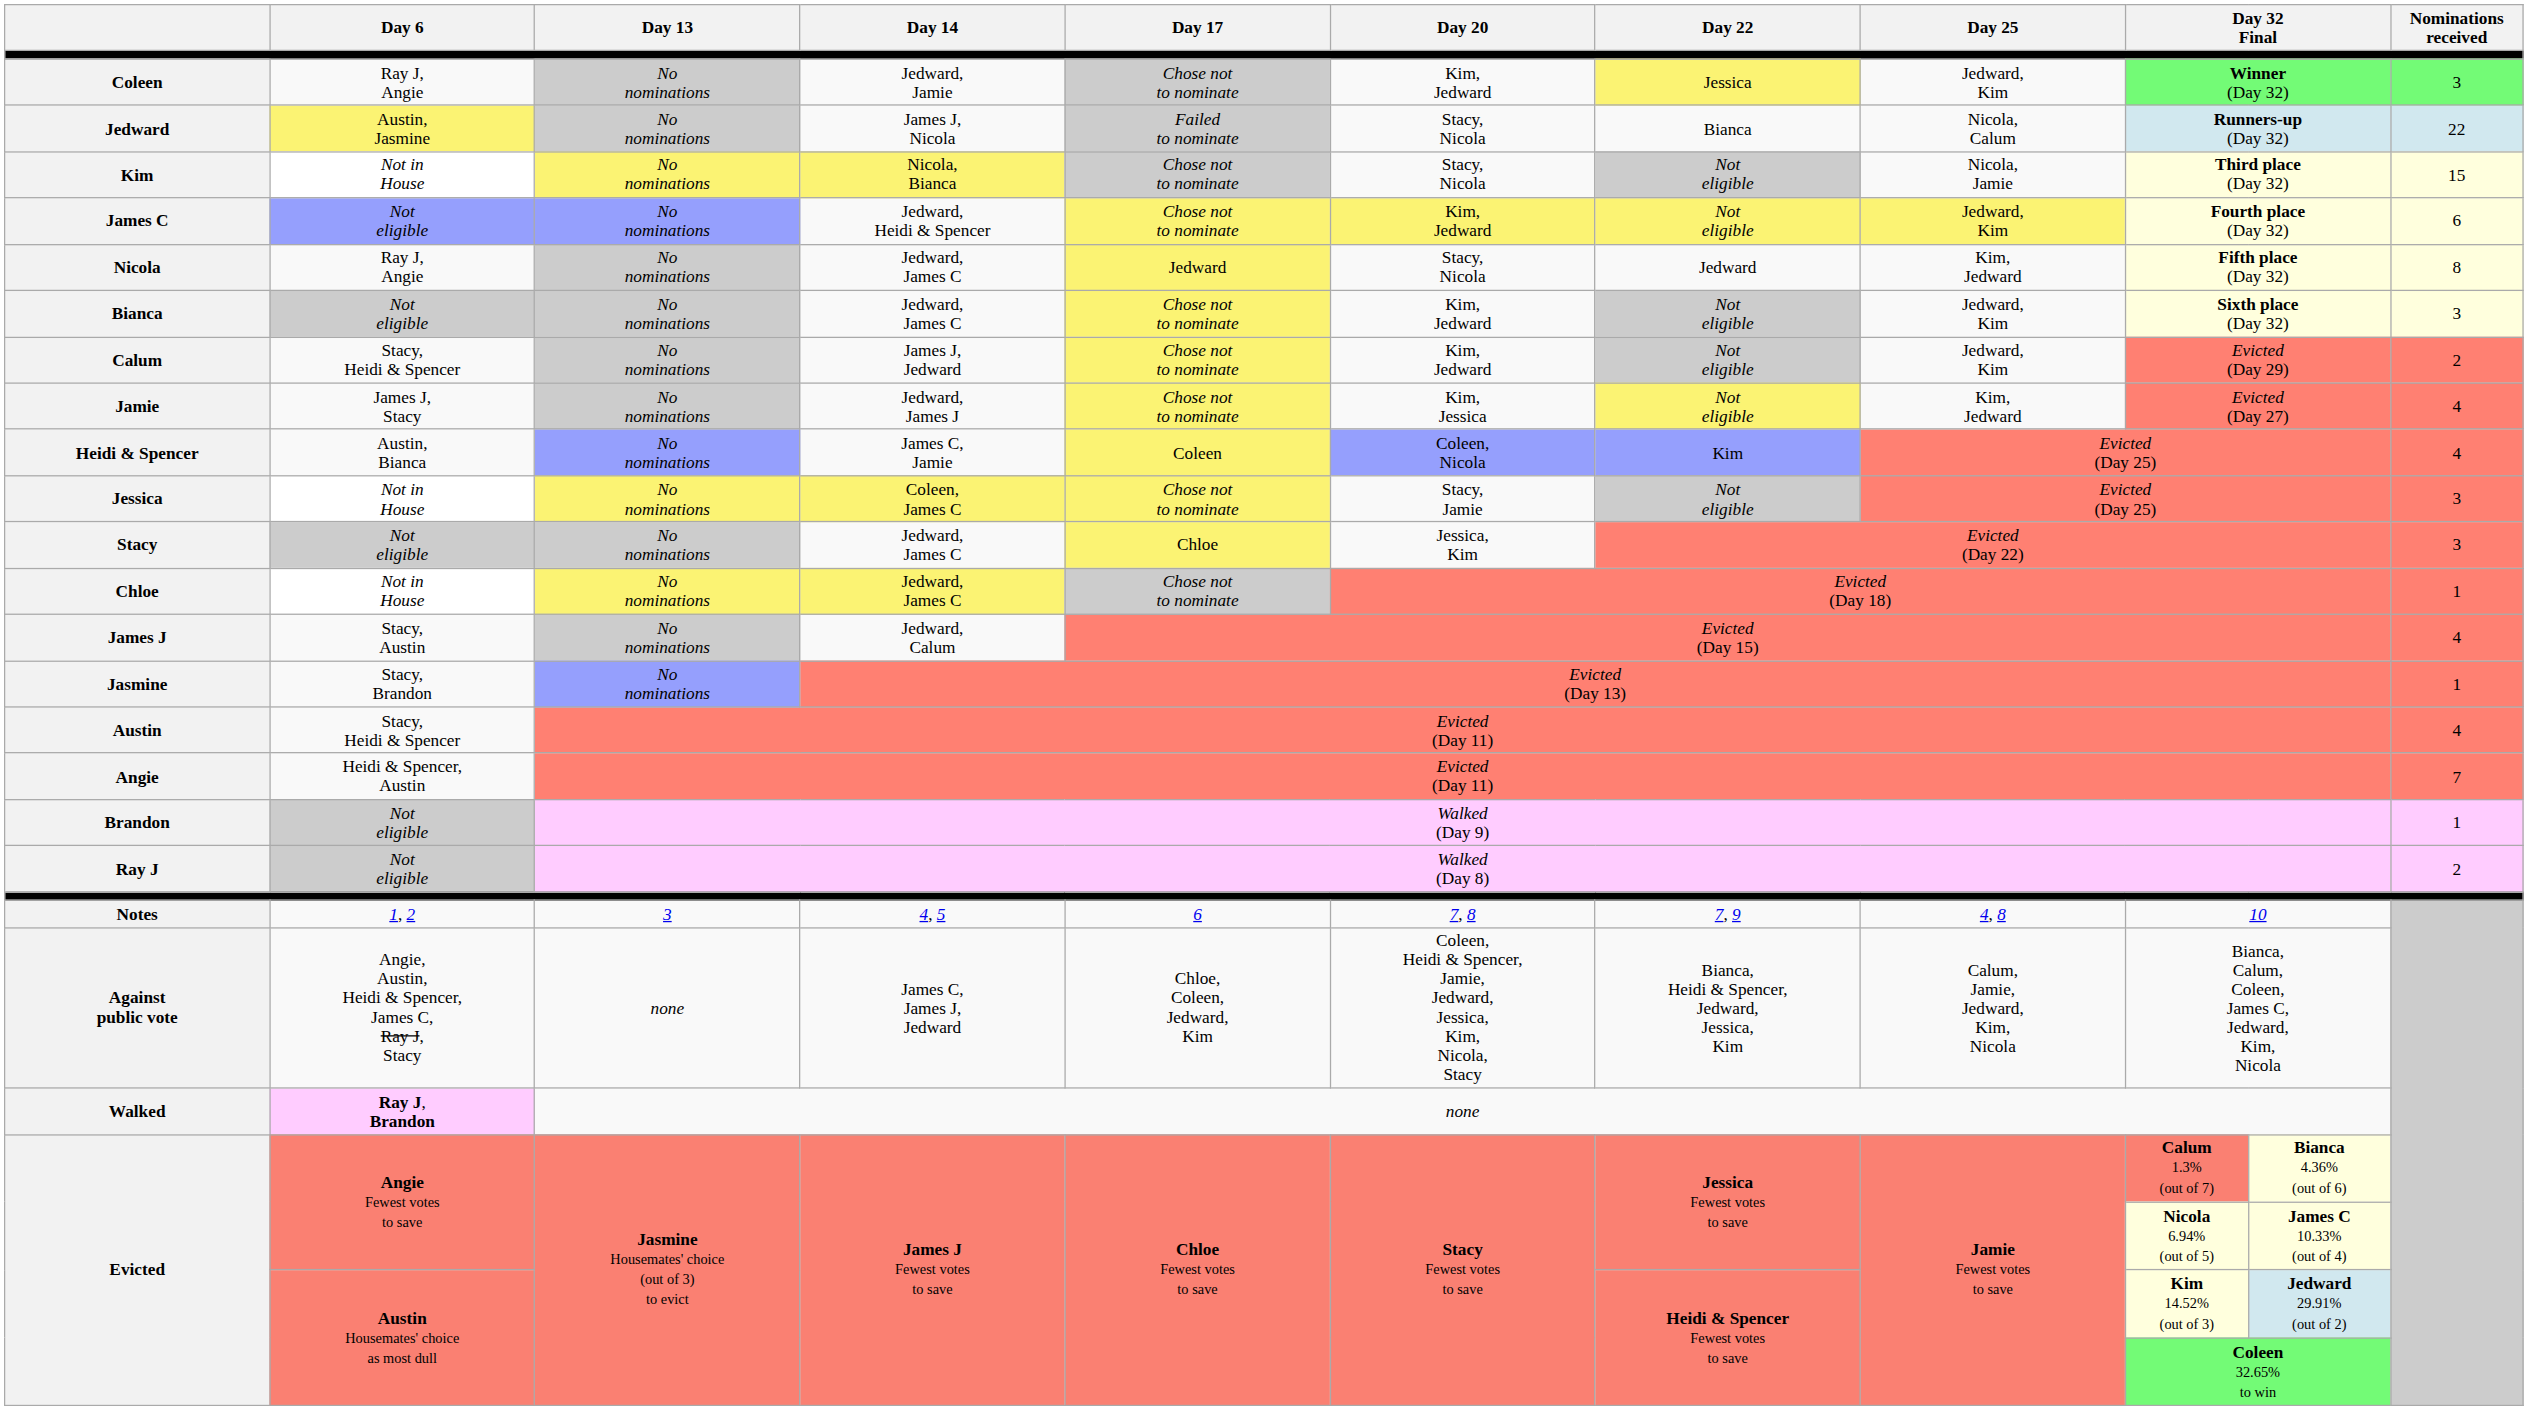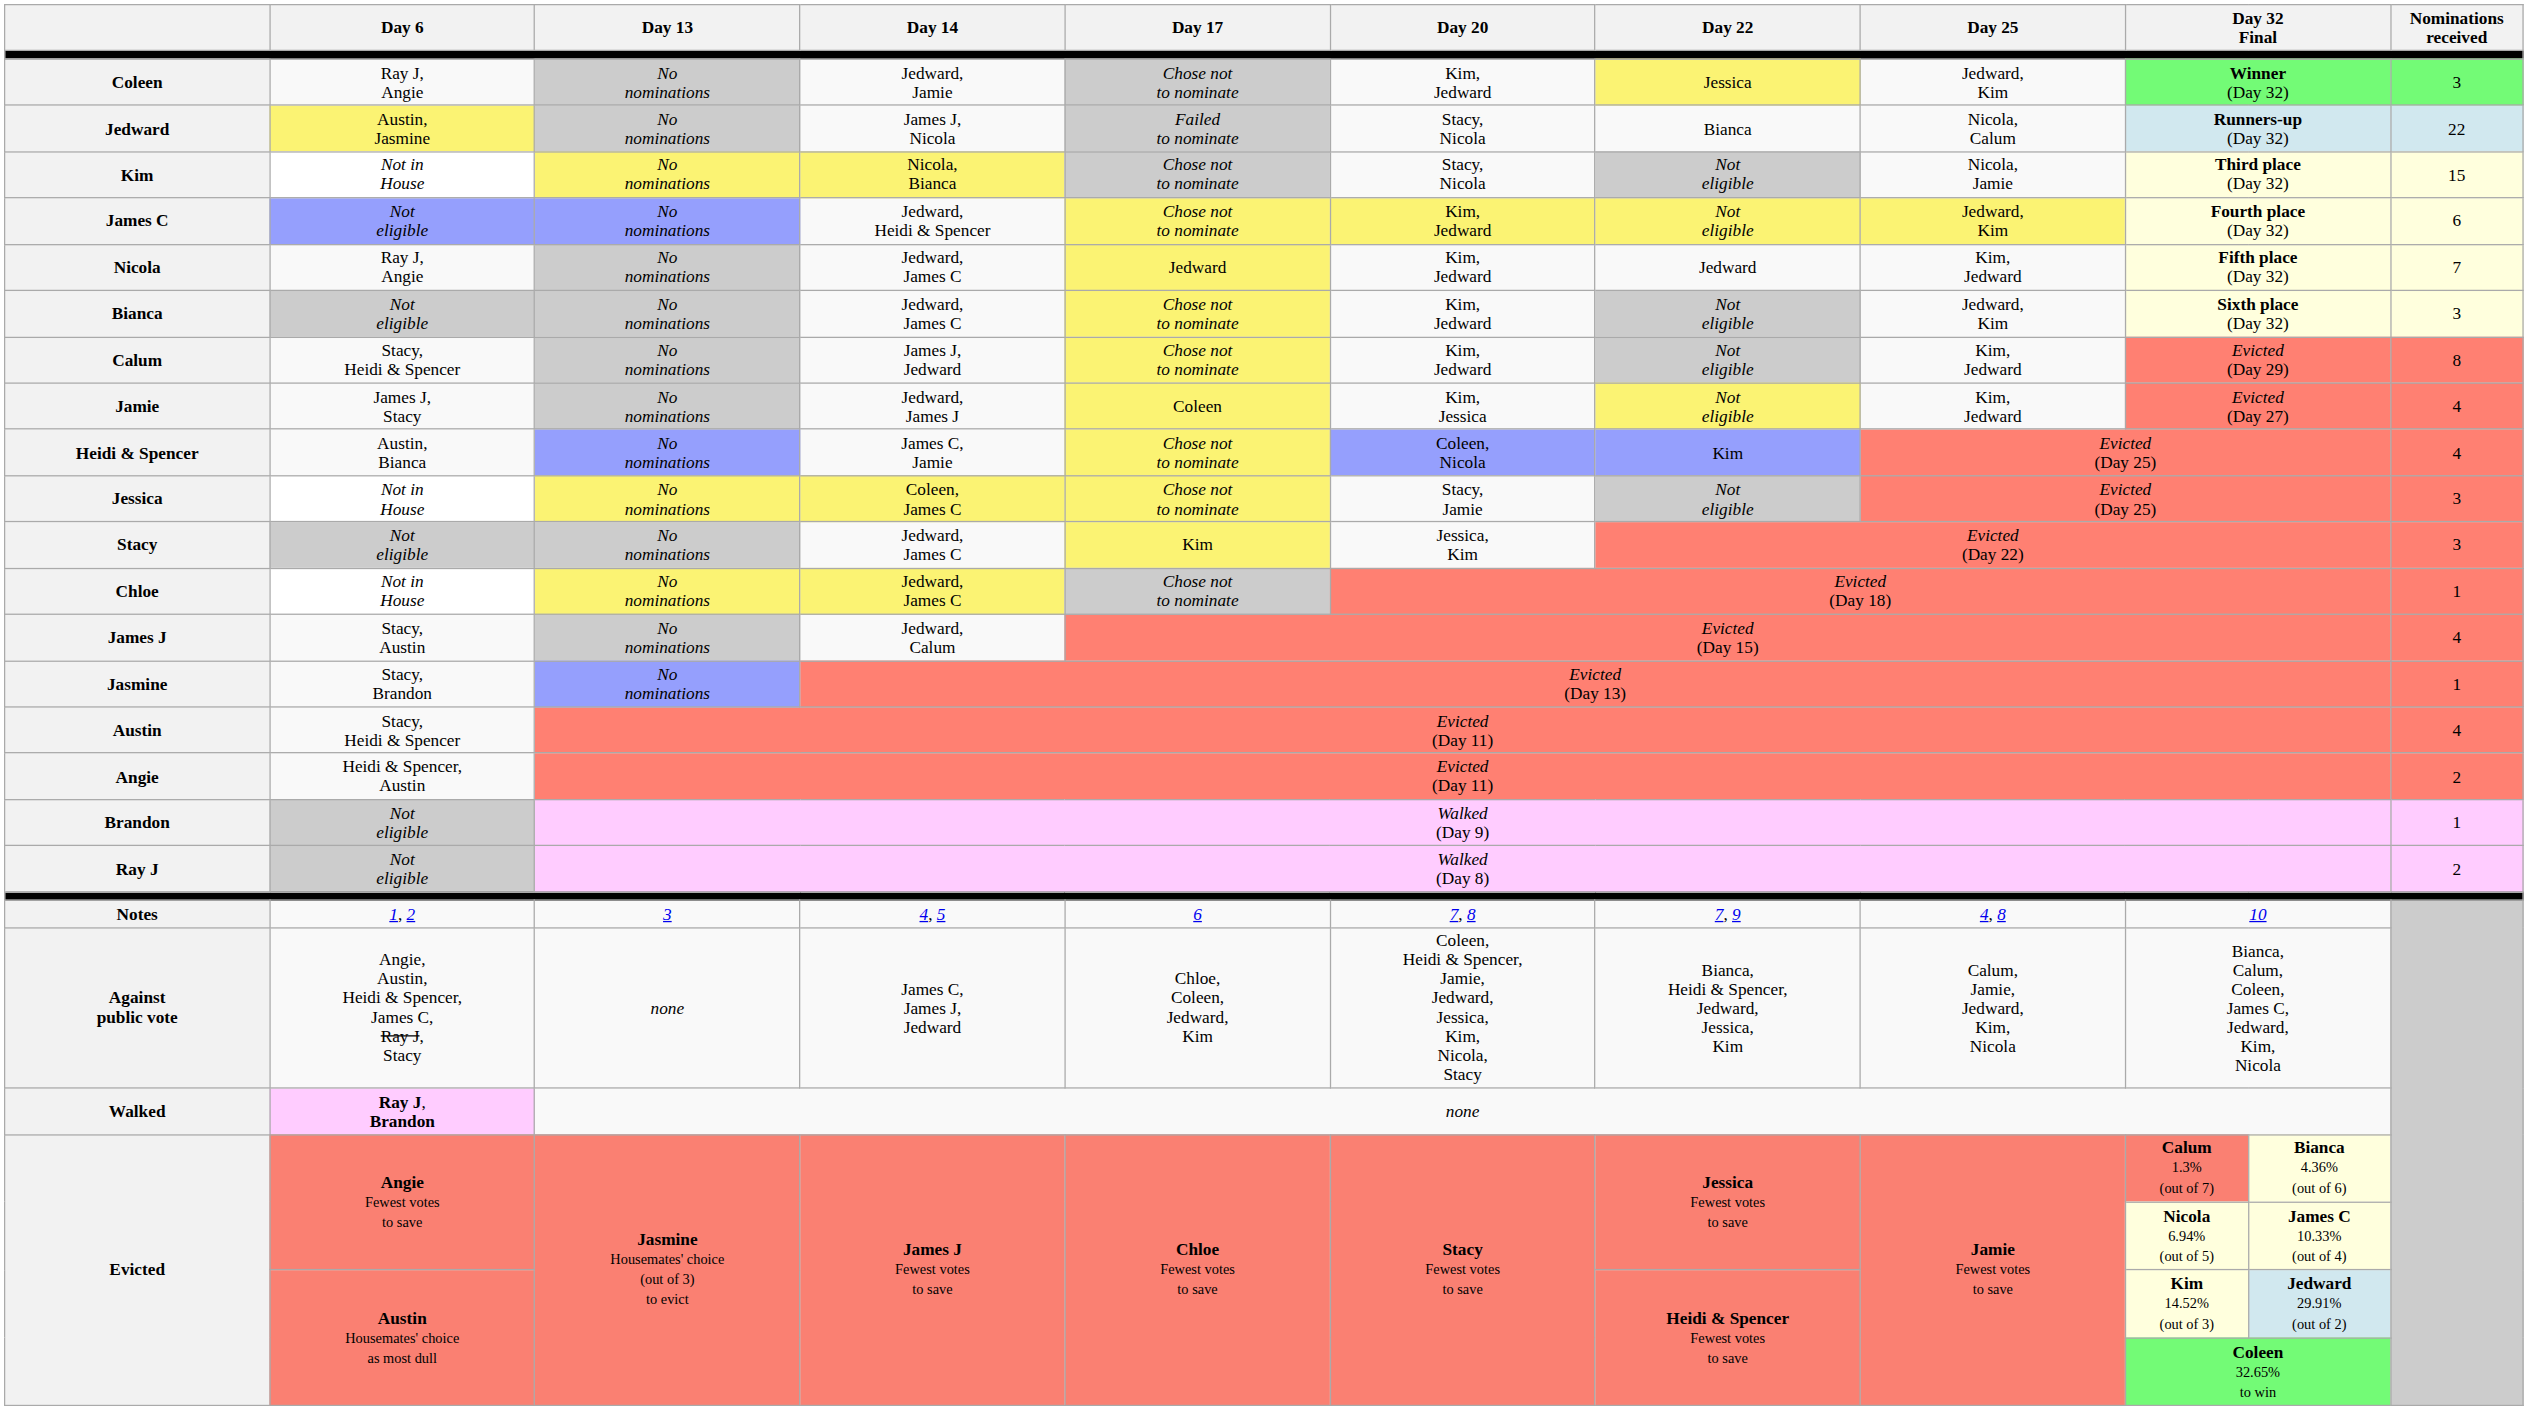(1463, 267) Stacy, Nicola -> (1463, 267) Kim, Jedward
(2457, 267) 8 -> (2457, 267) 7
(1993, 359) Jedward, Kim -> (1993, 359) Kim, Jedward
(2457, 359) 2 -> (2457, 359) 8
(1198, 406) Chose not to nominate -> (1198, 406) Coleen
(1198, 452) Coleen -> (1198, 452) Chose not to nominate
(1198, 545) Chloe -> (1198, 545) Kim
(2457, 776) 7 -> (2457, 776) 2
